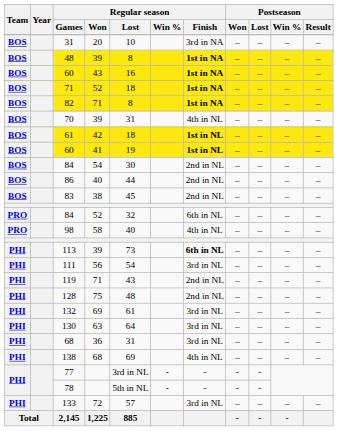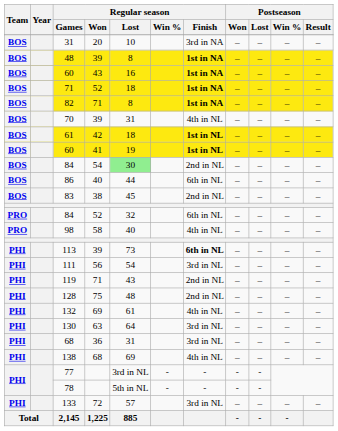(130, 165) no background -> (130, 165) lightgreen background
(205, 180) 2nd in NL -> (205, 180) 6th in NL
(205, 311) 3rd in NL -> (205, 311) 4th in NL
